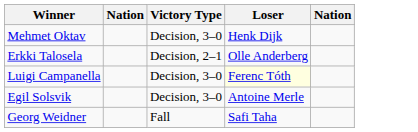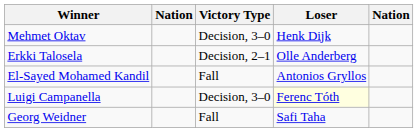+ row: (78, 76)
- row: (39, 96)
